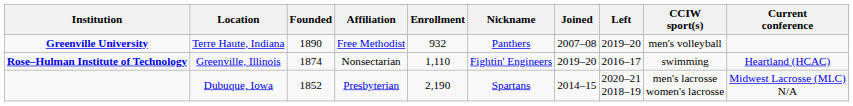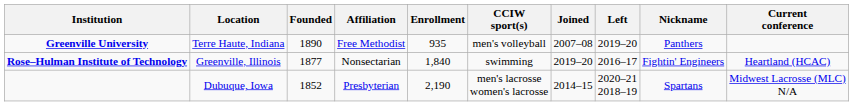columns swapped: (511, 19) <-> (685, 19)
(438, 43) 932 -> (438, 43) 935
(311, 61) 1874 -> (311, 61) 1877
(438, 61) 1,110 -> (438, 61) 1,840
